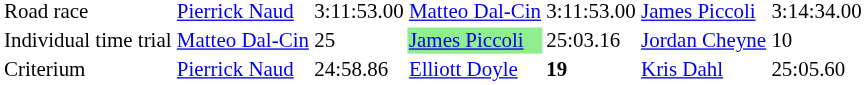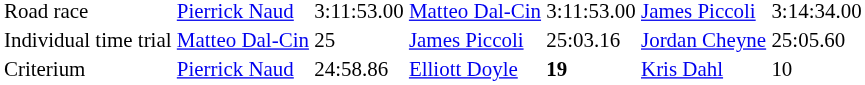(466, 40) lightgreen background -> (466, 40) no background
(782, 40) 10 -> (808, 40) 25:05.60
(808, 69) 25:05.60 -> (782, 69) 10
